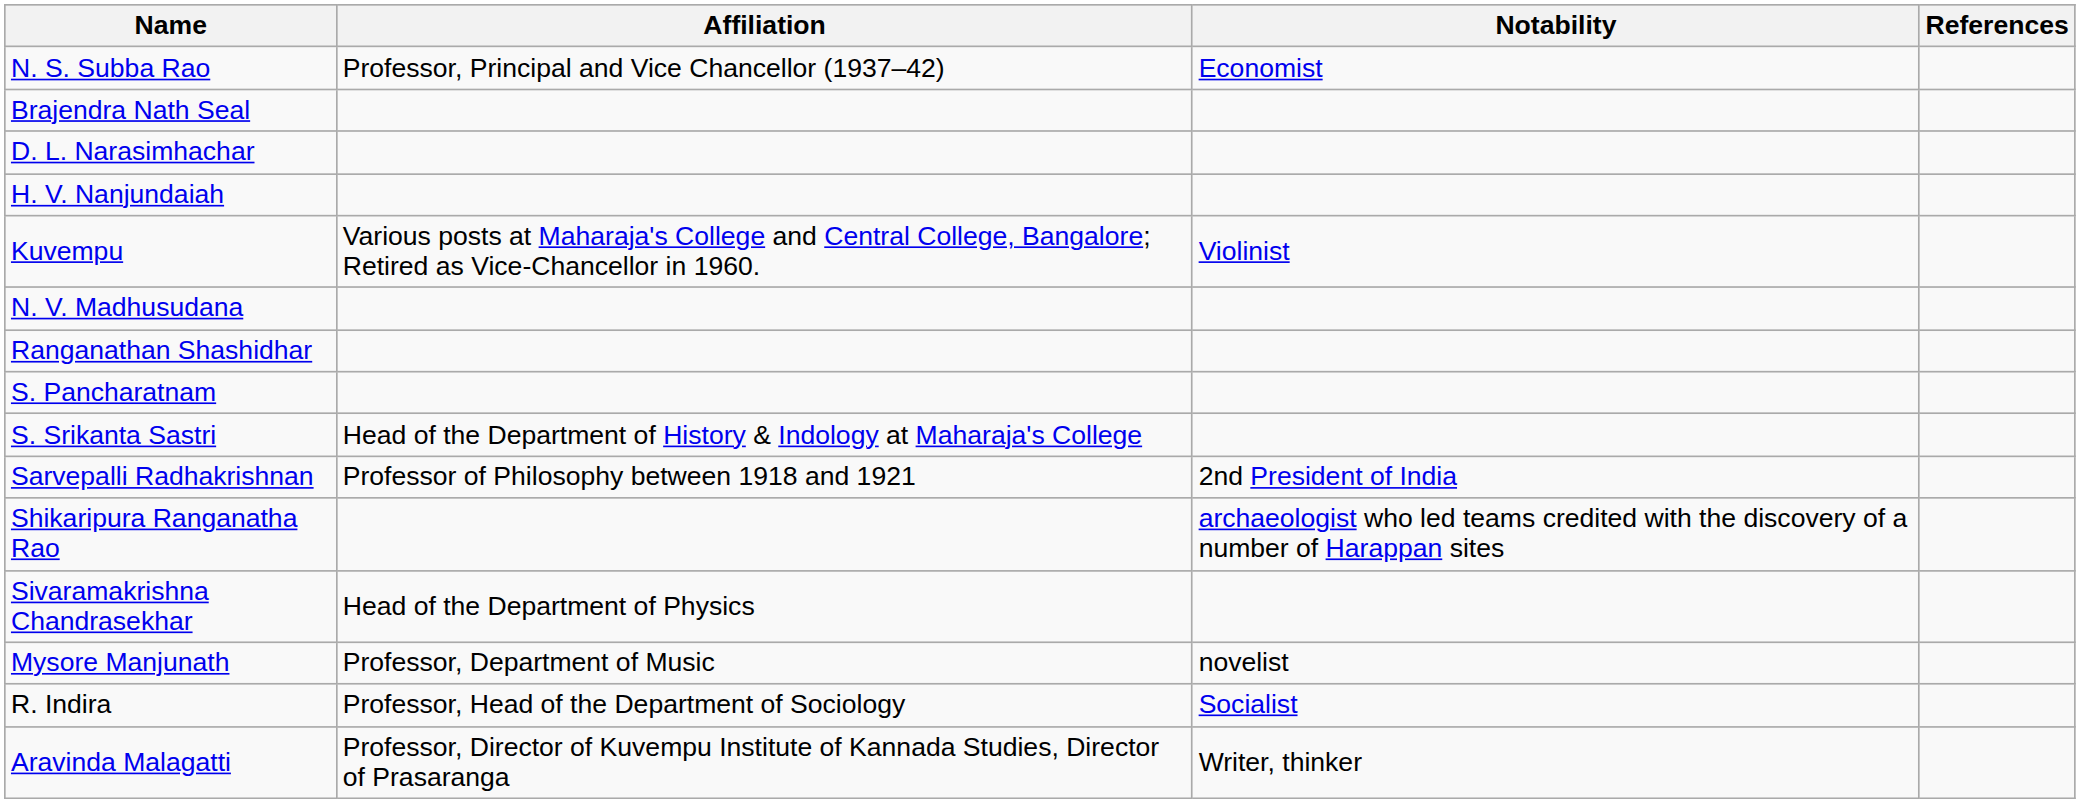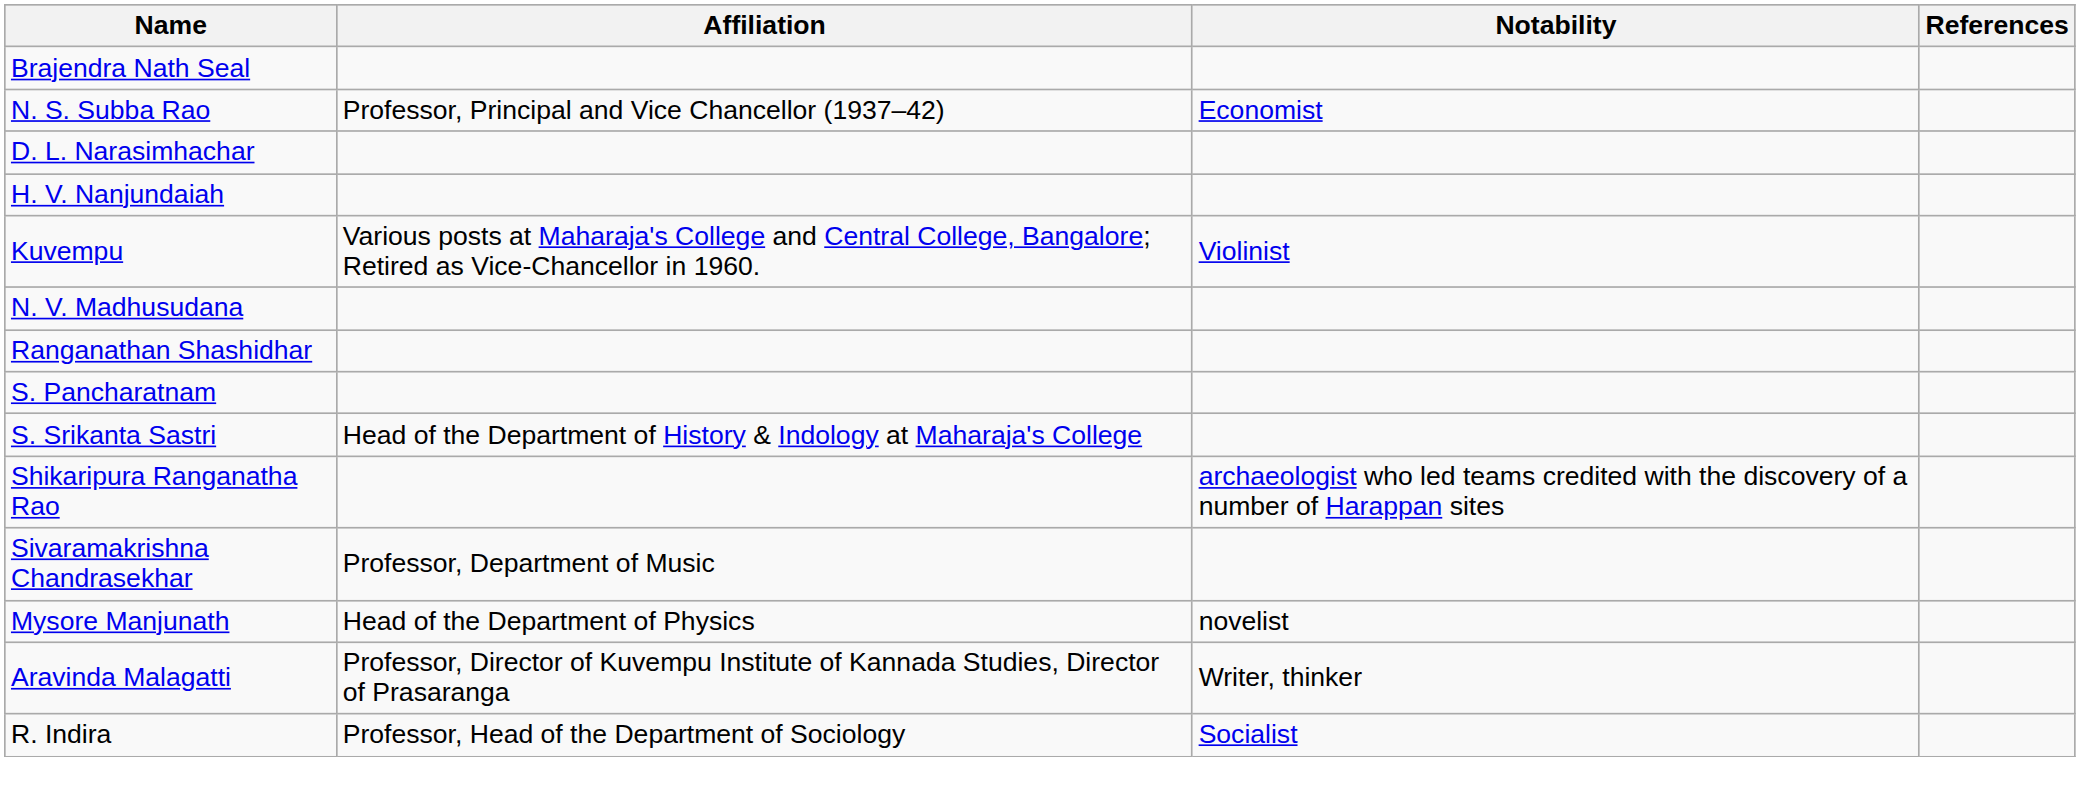rows swapped: (131, 109) <-> (111, 67)
- row: (162, 476)
(549, 605) Head of the Department of Physics -> (529, 563) Professor, Department of Music
(529, 662) Professor, Department of Music -> (549, 620) Head of the Department of Physics
rows swapped: (61, 704) <-> (121, 761)
